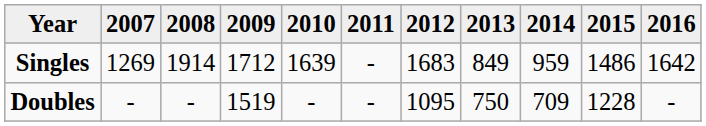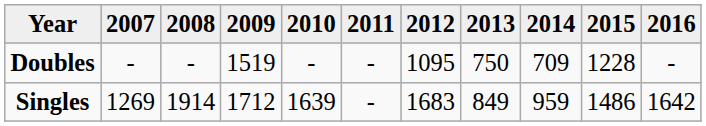rows swapped: (53, 62) <-> (53, 101)
